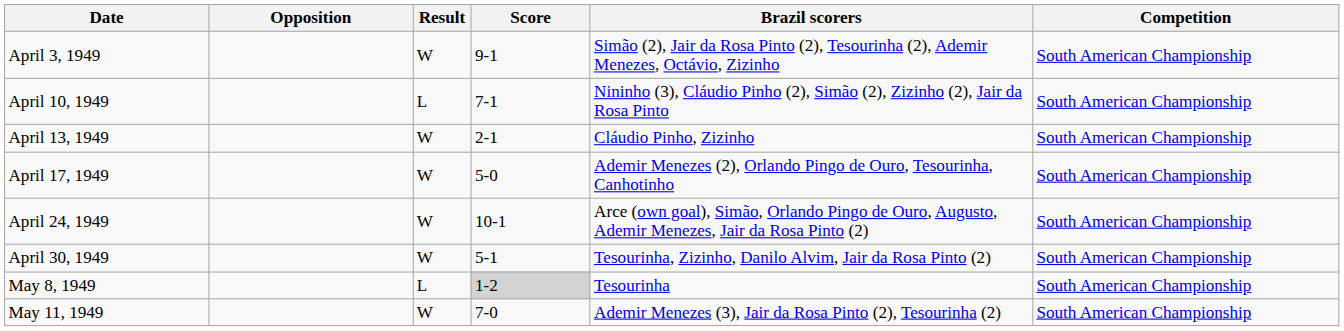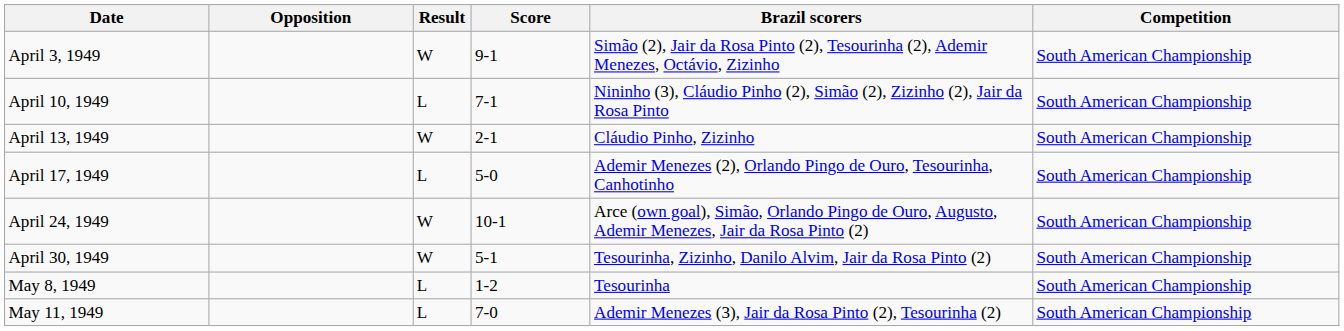(425, 174) W -> (422, 174) L
(486, 285) lightgrey background -> (486, 285) no background
(425, 312) W -> (422, 312) L
